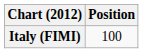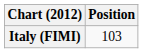(112, 36) 100 -> (112, 36) 103
